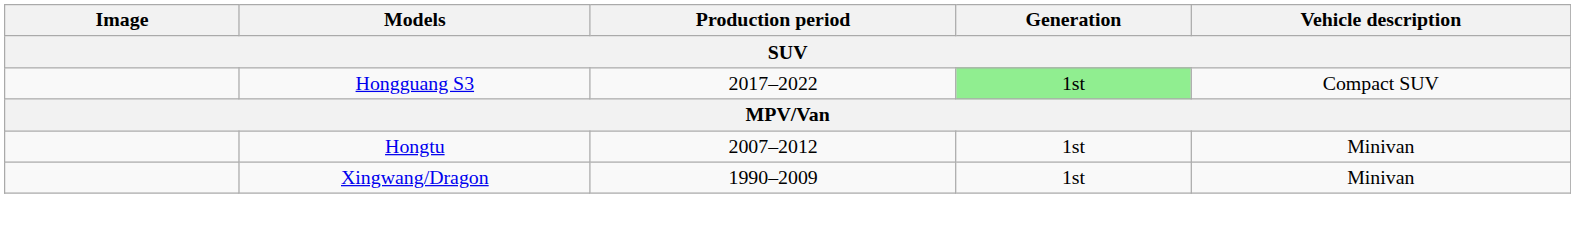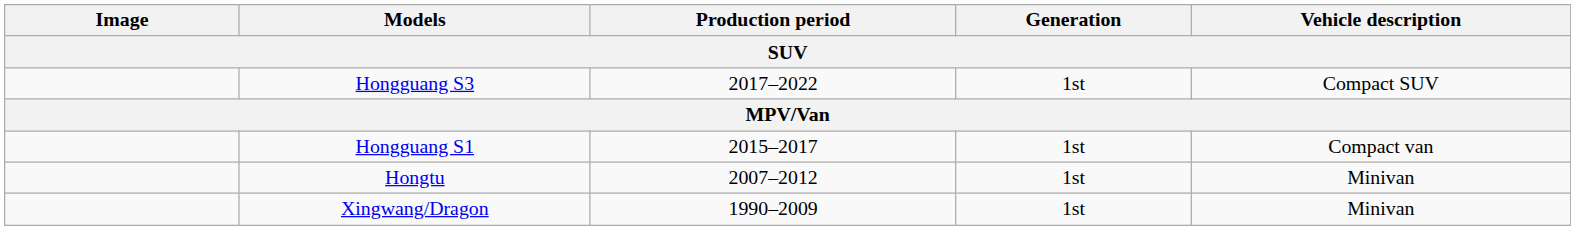(1073, 83) lightgreen background -> (1073, 83) no background
+ row: (415, 146)
